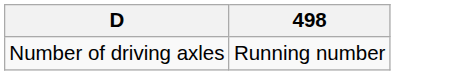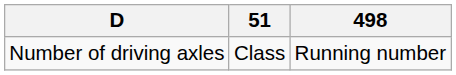+ column: (260, 20)
